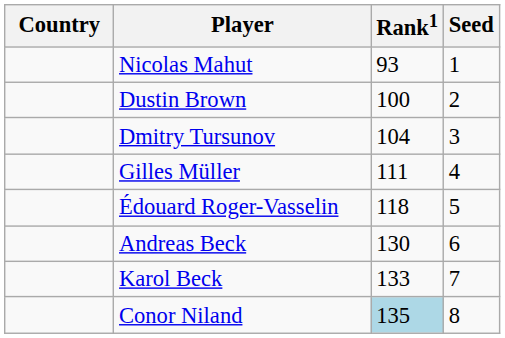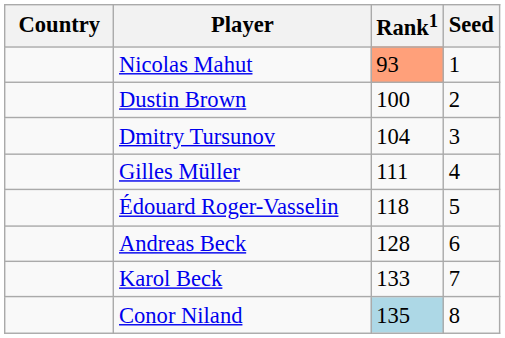(387, 64) no background -> (387, 64) lightsalmon background
(393, 243) 130 -> (393, 243) 128
